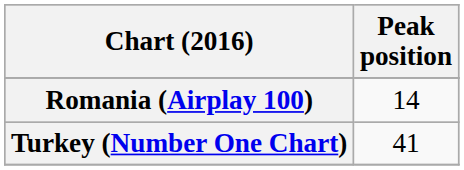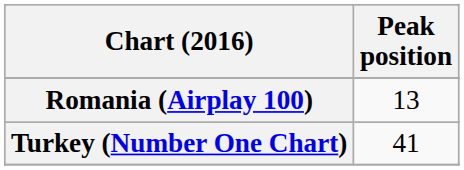(406, 99) 14 -> (406, 99) 13
